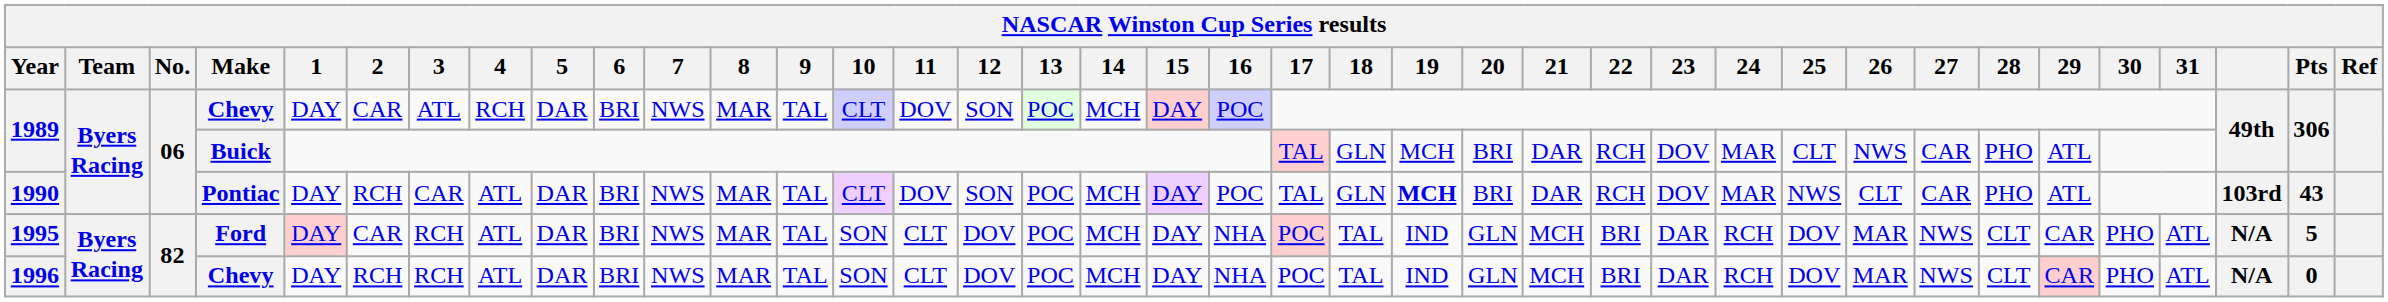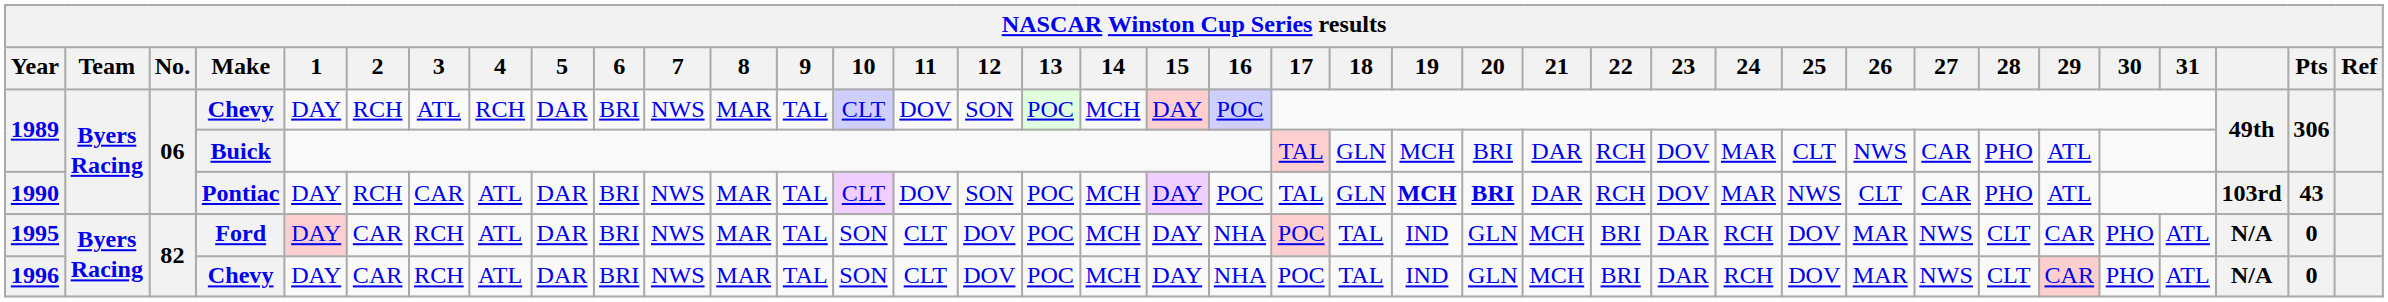(378, 108) CAR -> (378, 108) RCH
(1493, 192) normal -> (1493, 192) bold
(2311, 234) 5 -> (2311, 234) 0
(378, 276) RCH -> (378, 276) CAR
